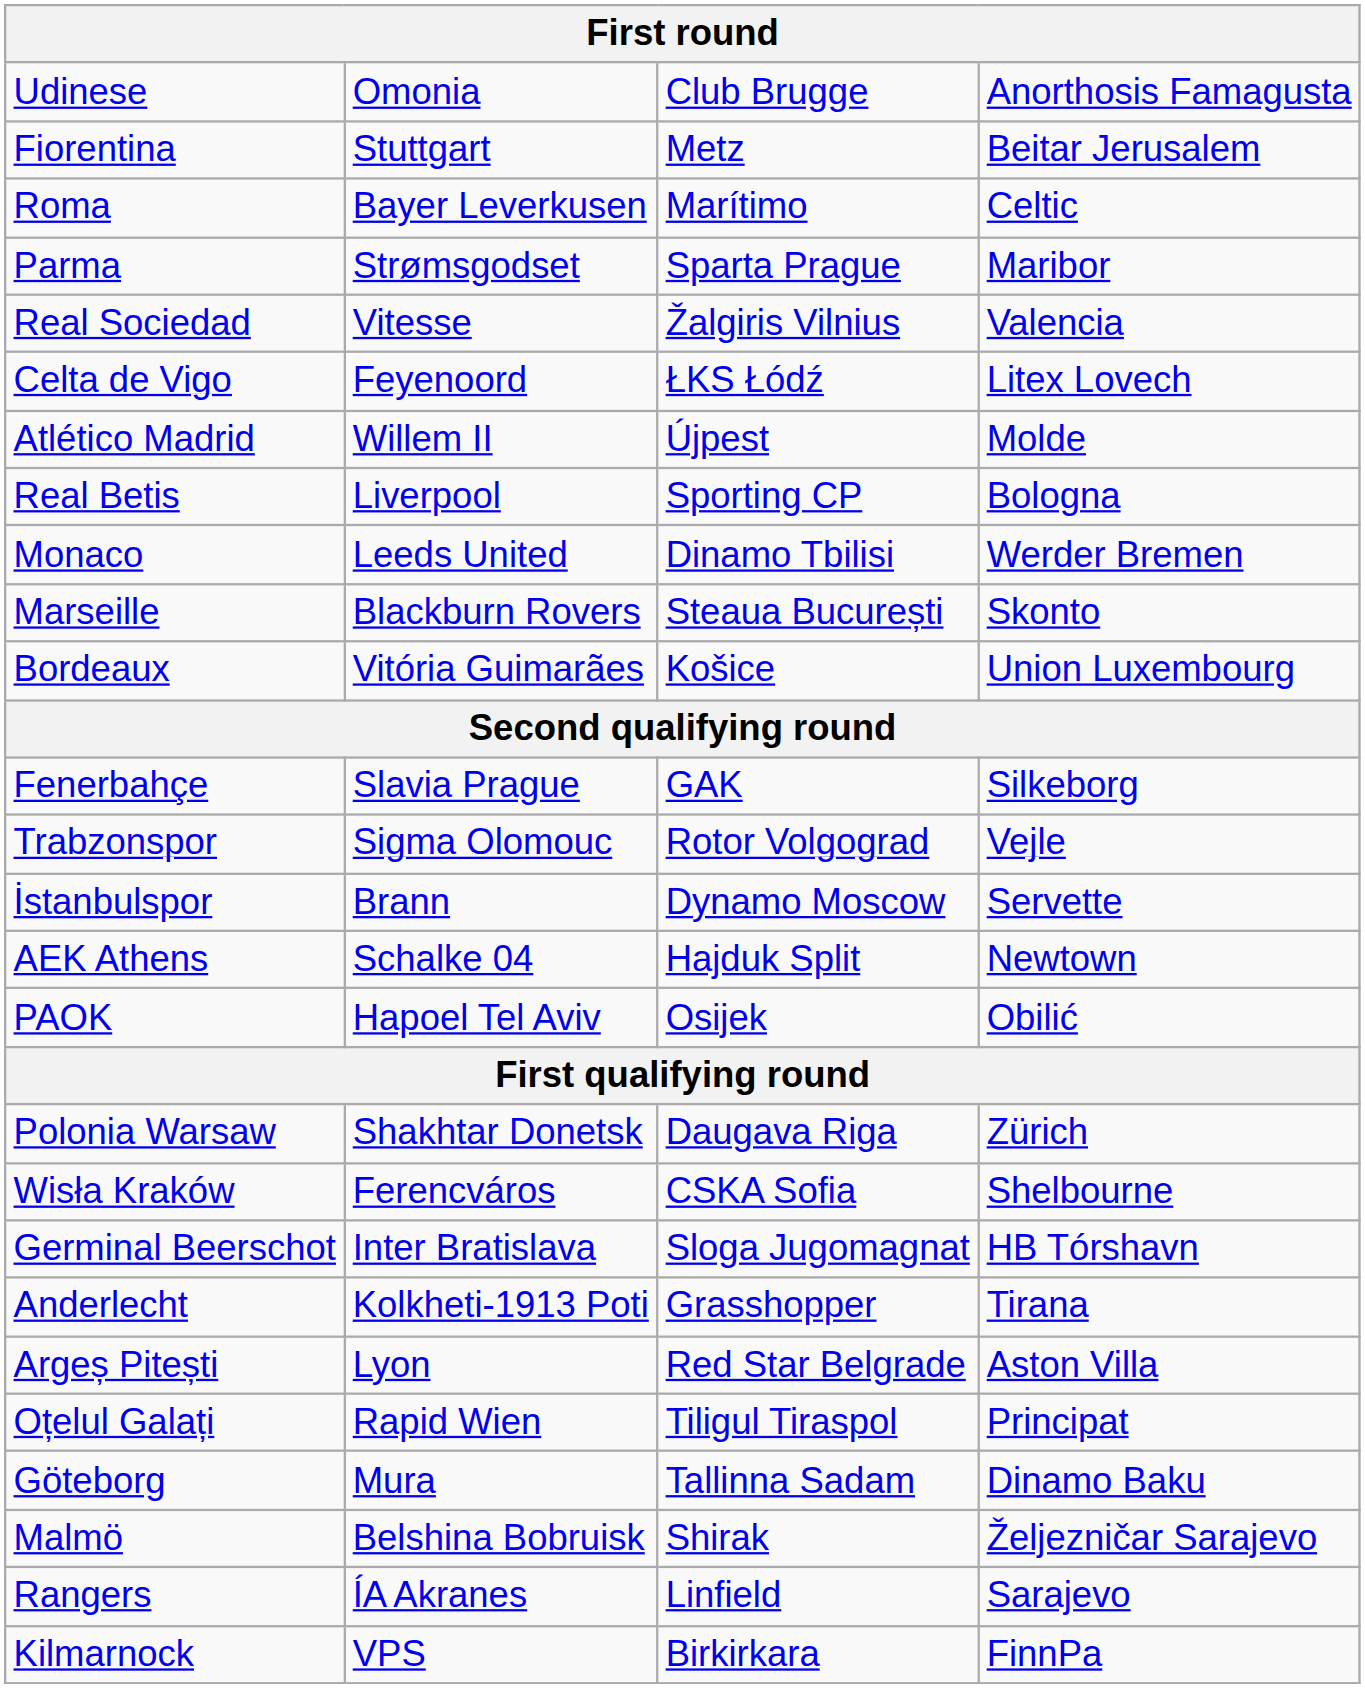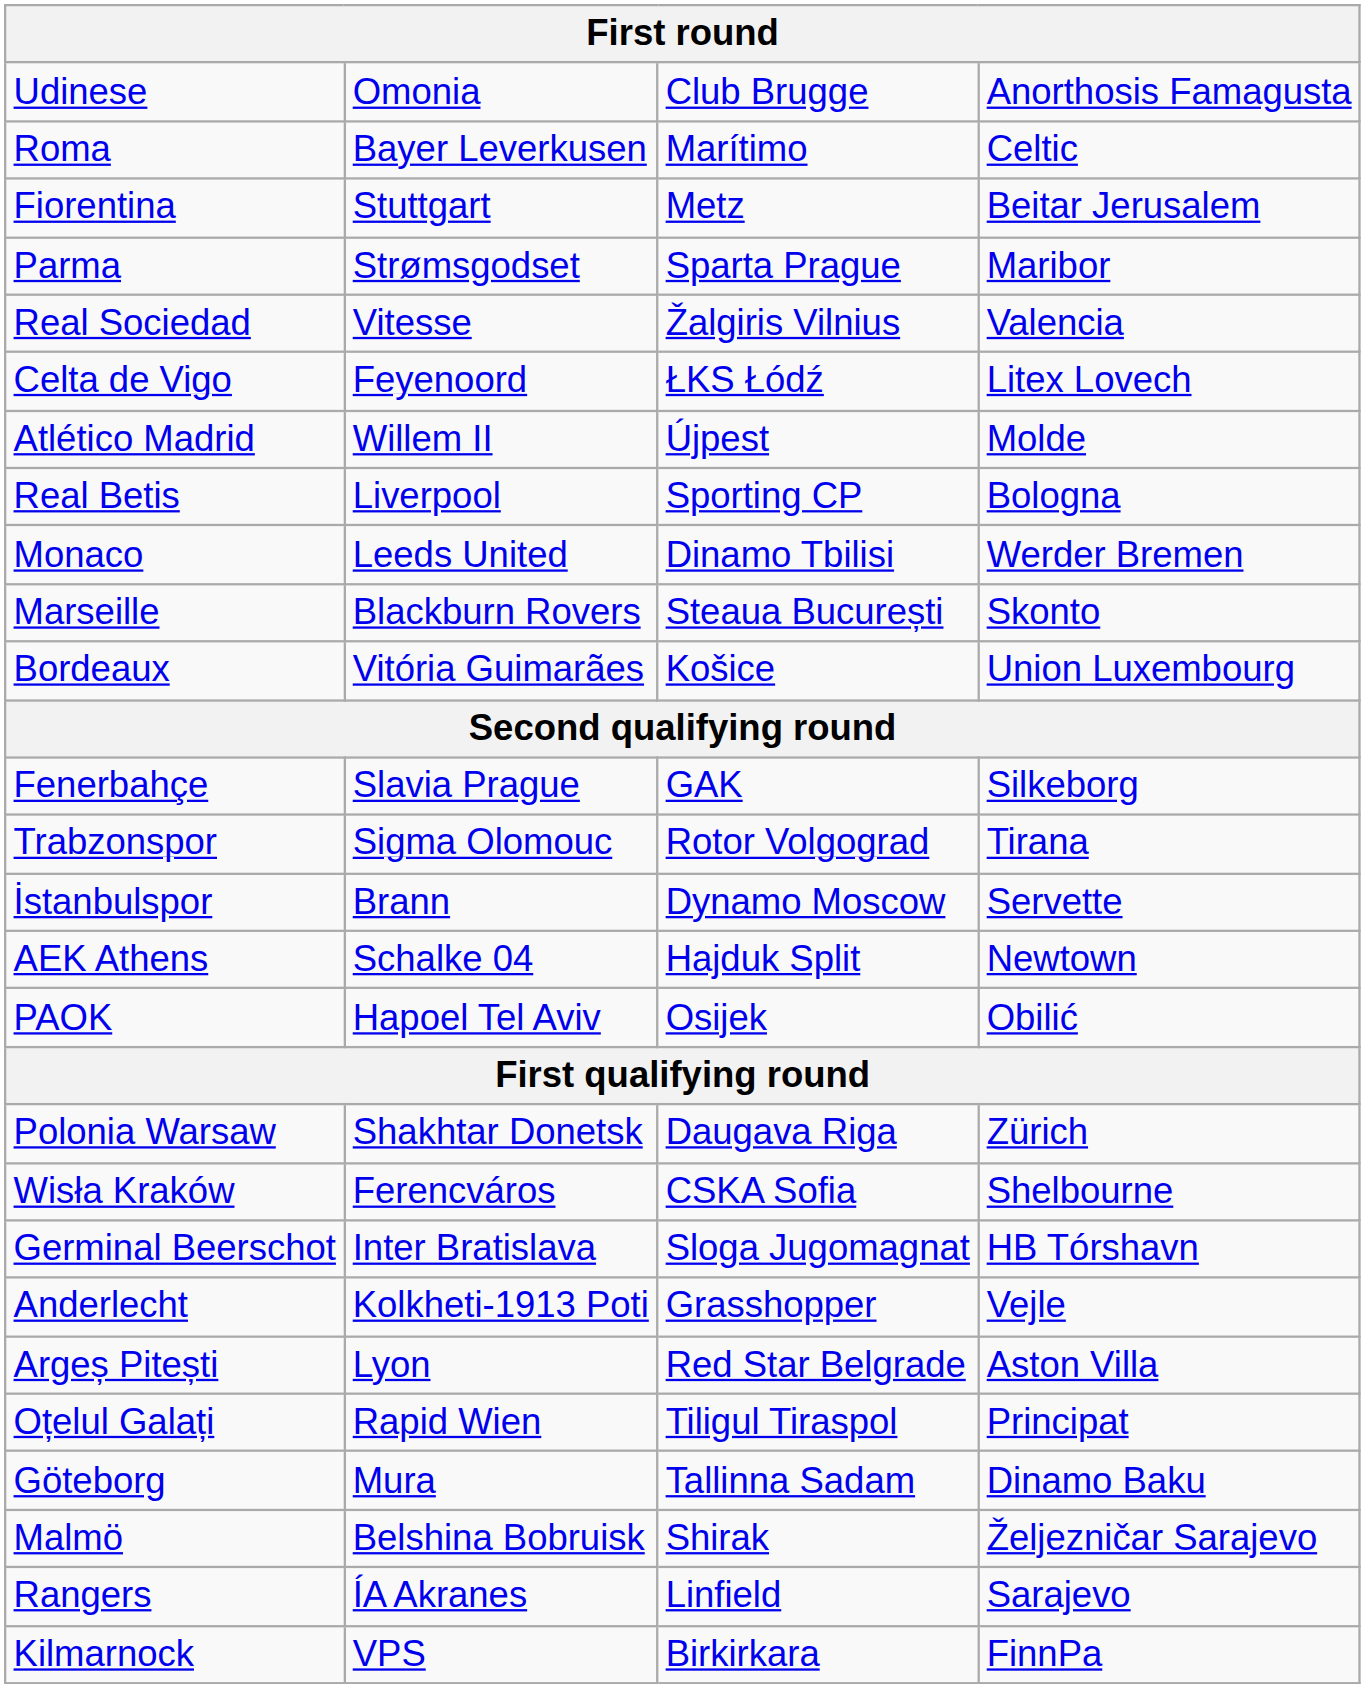rows swapped: (62, 206) <-> (95, 149)
(1026, 843) Vejle -> (1038, 843) Tirana
(1038, 1306) Tirana -> (1026, 1306) Vejle
